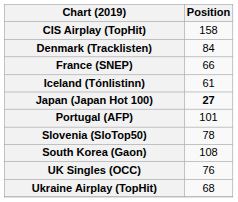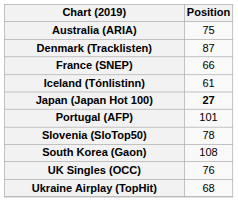+ row: (94, 30)
- row: (94, 30)
(209, 48) 84 -> (209, 48) 87
